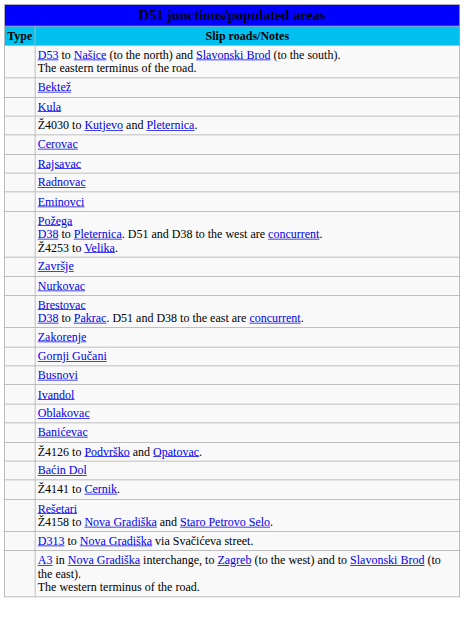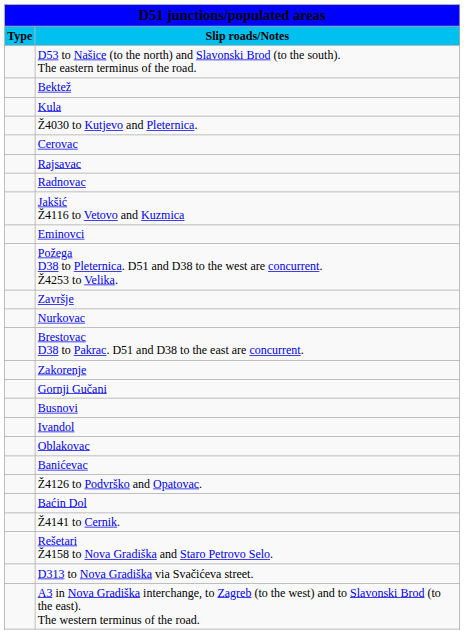+ row: (111, 208)
